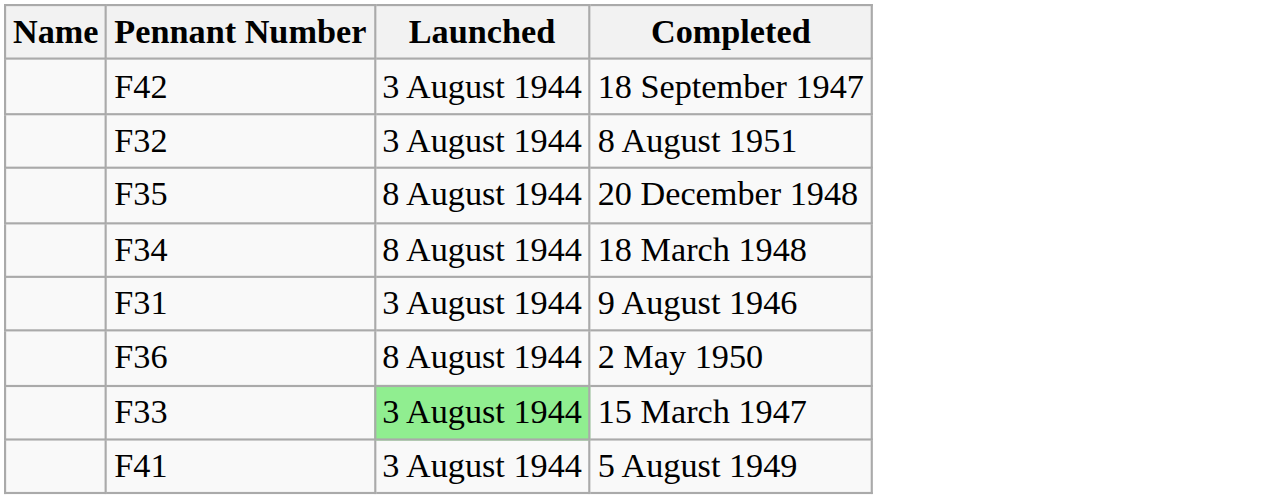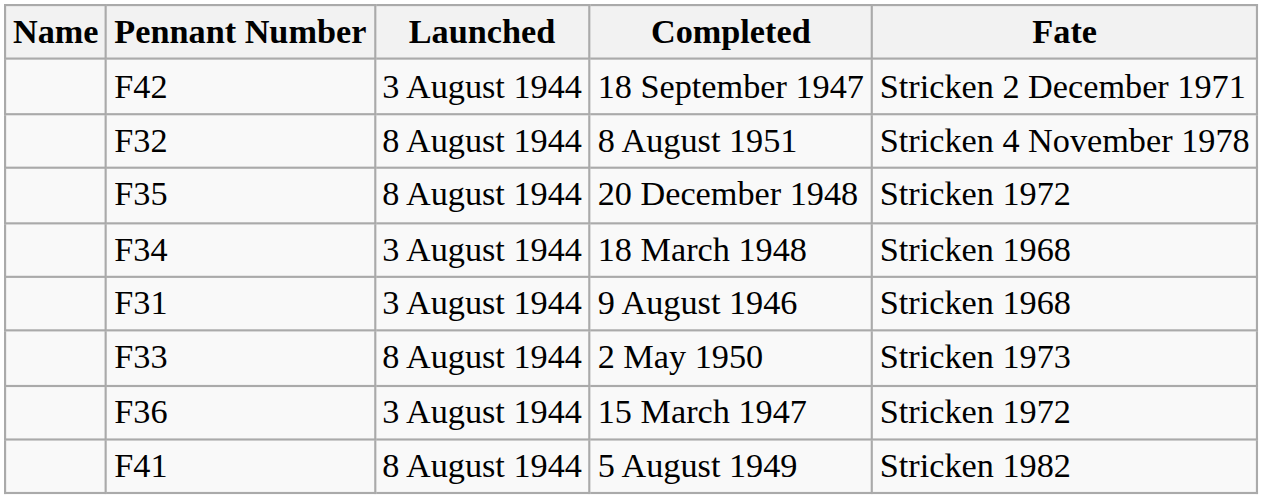+ column: (1065, 31)
(482, 140) 3 August 1944 -> (482, 140) 8 August 1944
(482, 248) 8 August 1944 -> (482, 248) 3 August 1944
(141, 357) F36 -> (141, 357) F33
(141, 411) F33 -> (141, 411) F36
(482, 411) lightgreen background -> (482, 411) no background
(482, 466) 3 August 1944 -> (482, 466) 8 August 1944
